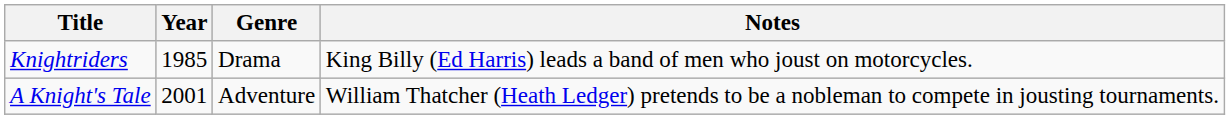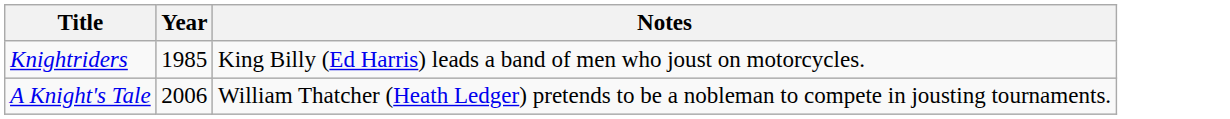- column: (267, 22)
(184, 95) 2001 -> (184, 95) 2006
